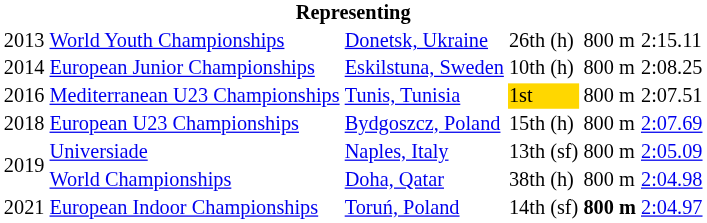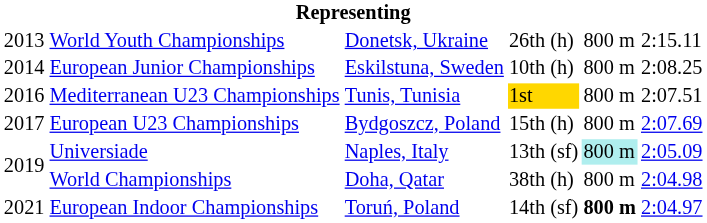(24, 123) 2018 -> (24, 123) 2017
(609, 151) no background -> (609, 151) paleturquoise background
